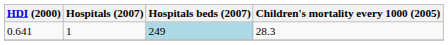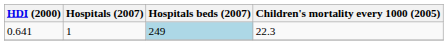(266, 31) 28.3 -> (266, 31) 22.3
